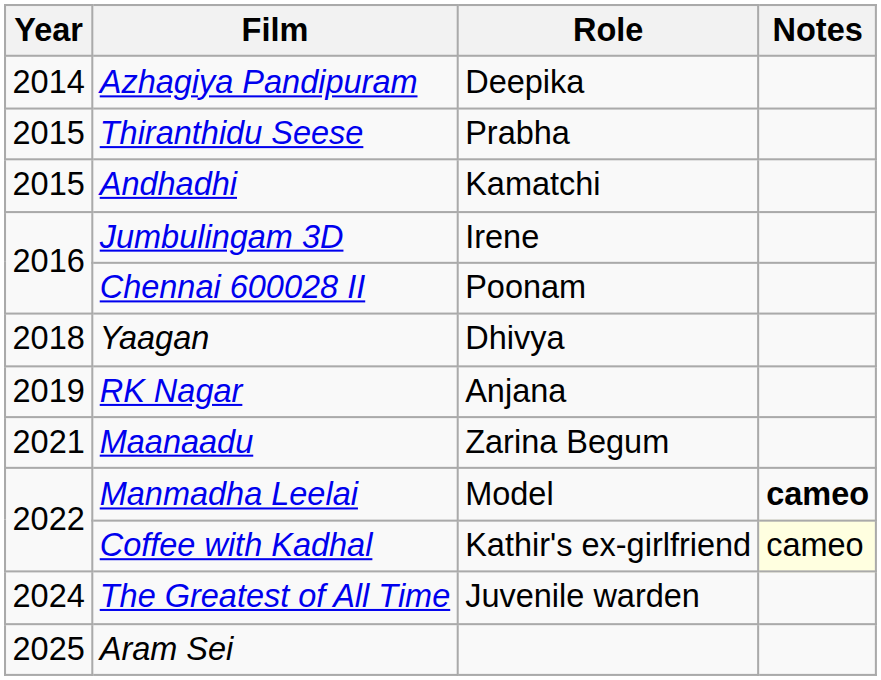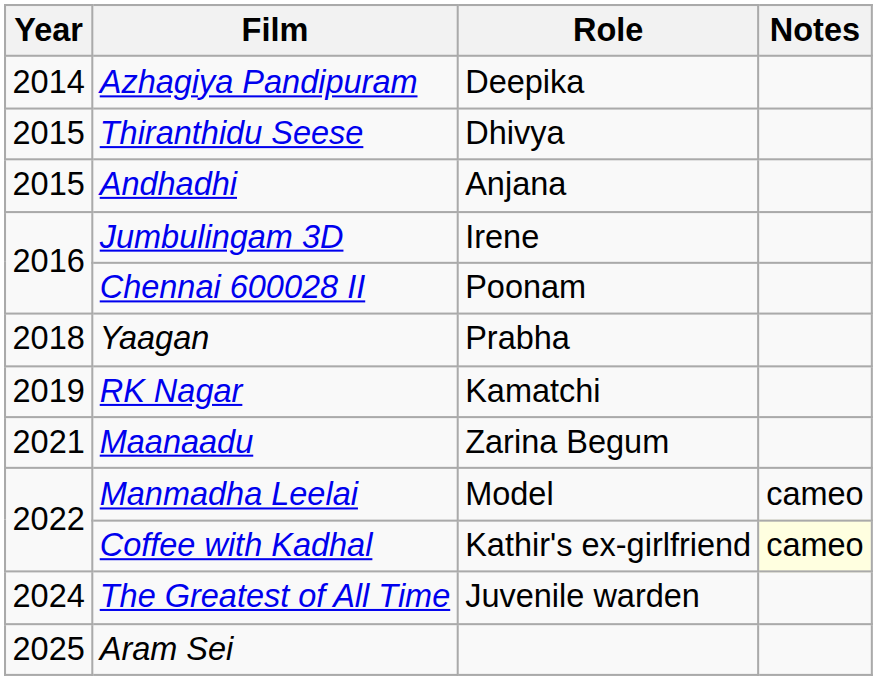(518, 133) Prabha -> (515, 133) Dhivya
(533, 184) Kamatchi -> (516, 184) Anjana
(515, 339) Dhivya -> (518, 339) Prabha
(516, 390) Anjana -> (533, 390) Kamatchi
(818, 493) bold -> (815, 493) normal
